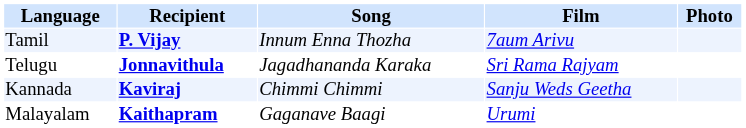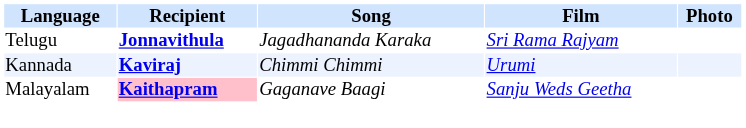- row: (27, 40)
(559, 89) Sanju Weds Geetha -> (511, 64) Urumi
(168, 114) no background -> (168, 89) pink background
(511, 114) Urumi -> (559, 89) Sanju Weds Geetha
